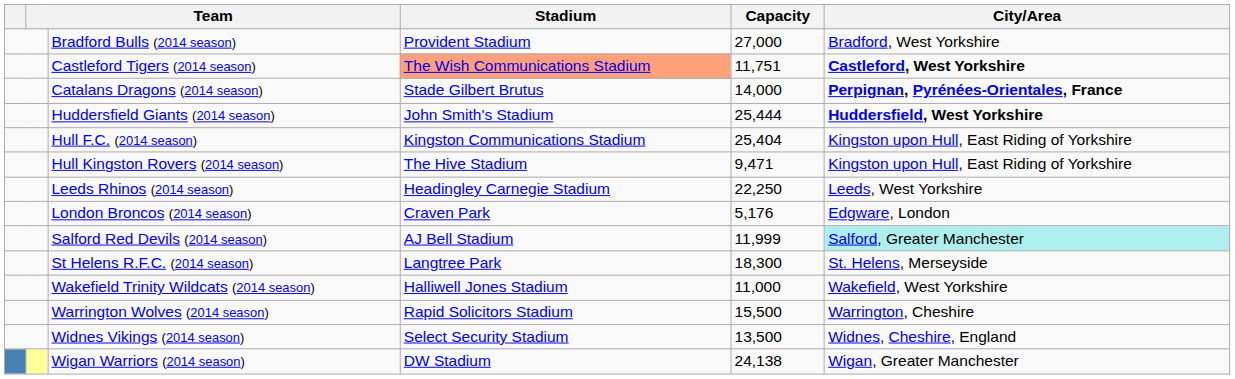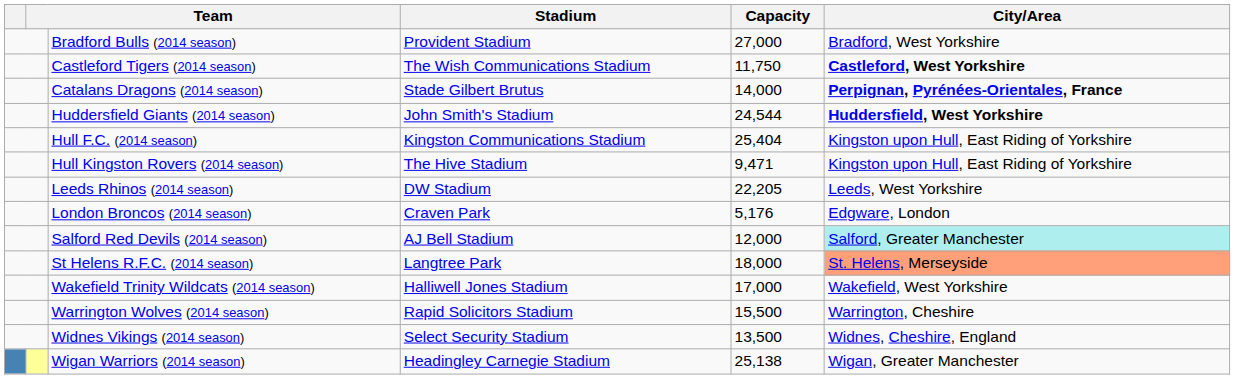(527, 66) lightsalmon background -> (527, 66) no background
(758, 66) 11,751 -> (758, 66) 11,750
(758, 115) 25,444 -> (758, 115) 24,544
(507, 189) Headingley Carnegie Stadium -> (447, 189) DW Stadium
(758, 189) 22,250 -> (758, 189) 22,205
(758, 238) 11,999 -> (758, 238) 12,000
(758, 262) 18,300 -> (758, 262) 18,000
(908, 262) no background -> (908, 262) lightsalmon background
(758, 287) 11,000 -> (758, 287) 17,000
(447, 361) DW Stadium -> (507, 361) Headingley Carnegie Stadium
(758, 361) 24,138 -> (758, 361) 25,138
